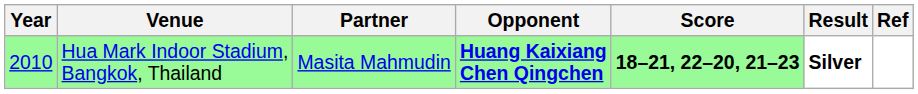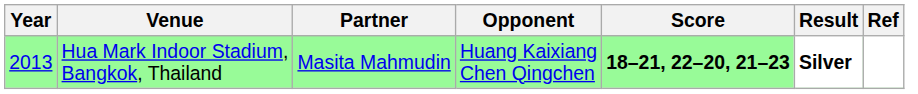(31, 62) 2010 -> (31, 62) 2013
(533, 62) bold -> (528, 62) normal
